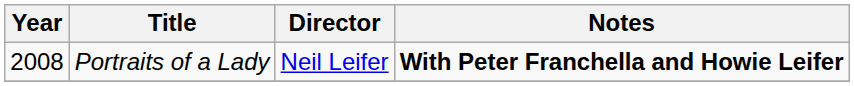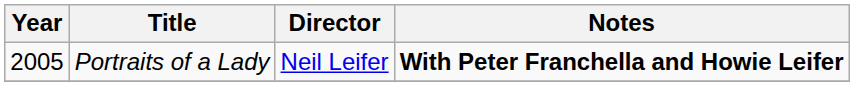(37, 61) 2008 -> (37, 61) 2005
